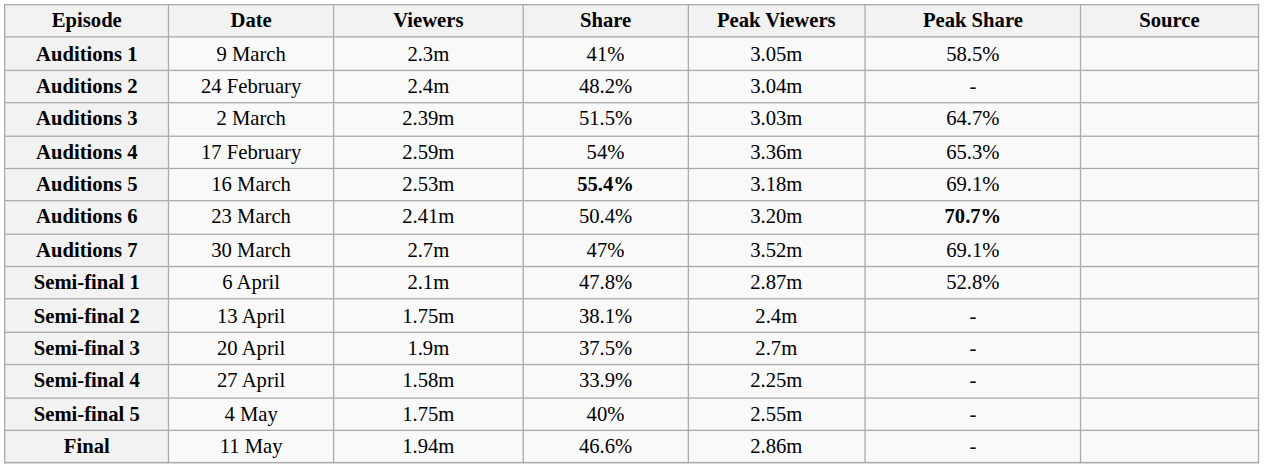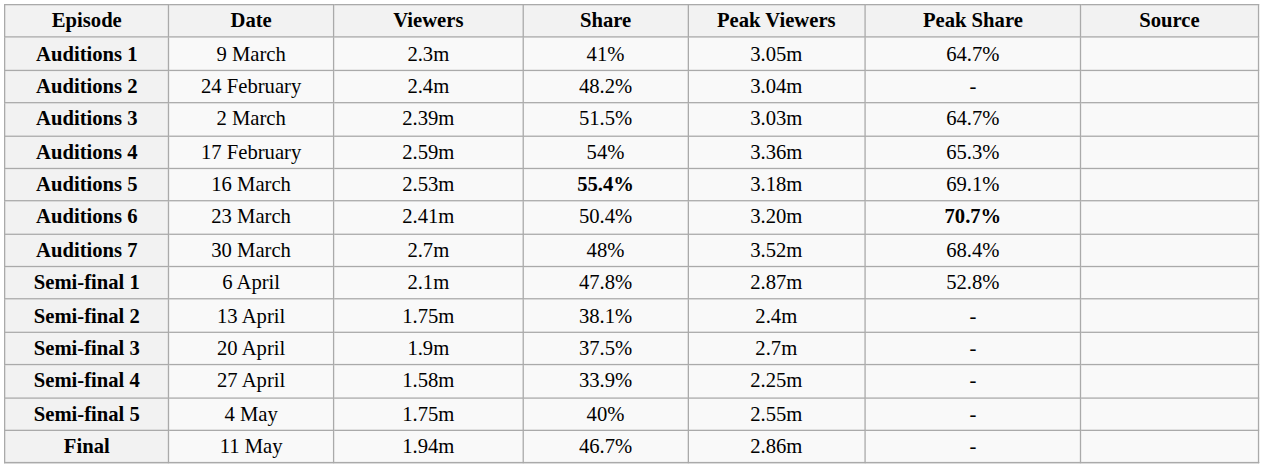(973, 53) 58.5% -> (973, 53) 64.7%
(606, 250) 47% -> (606, 250) 48%
(973, 250) 69.1% -> (973, 250) 68.4%
(606, 446) 46.6% -> (606, 446) 46.7%
